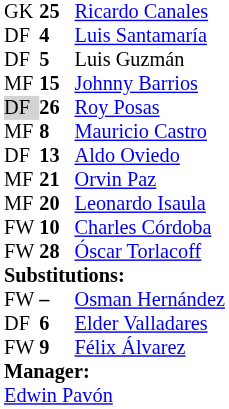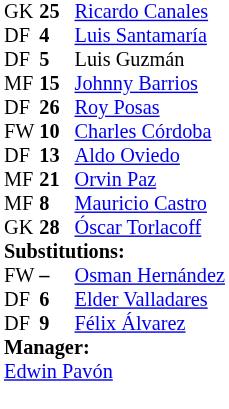(17, 107) lightgrey background -> (17, 107) no background
rows swapped: (141, 131) <-> (143, 227)
- row: (140, 203)
(19, 251) FW -> (19, 227) GK
(19, 347) FW -> (17, 323) DF
